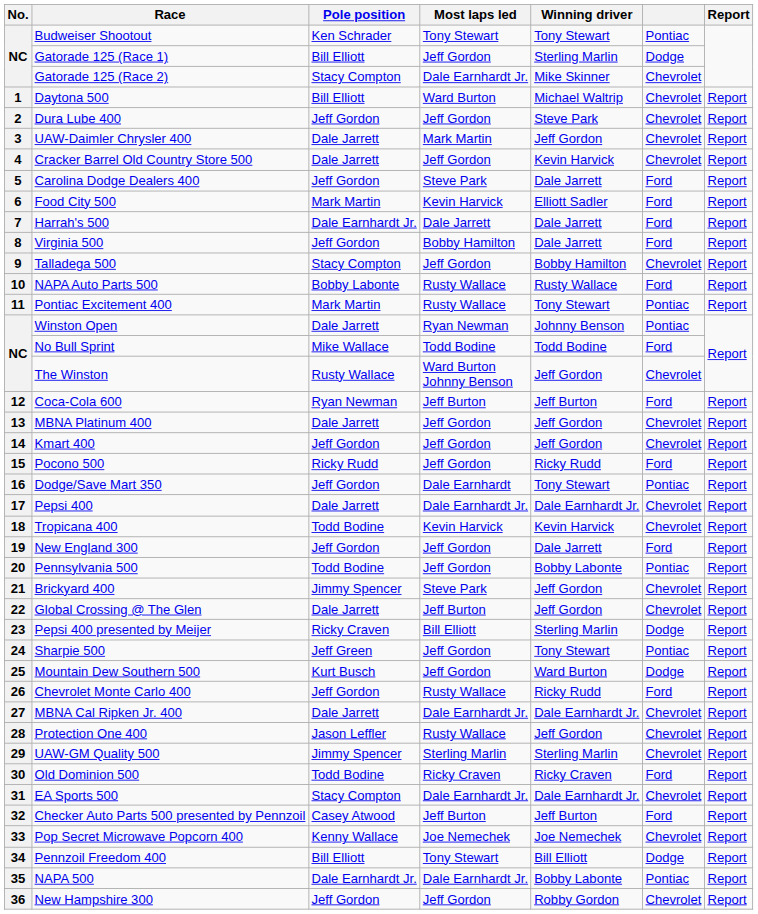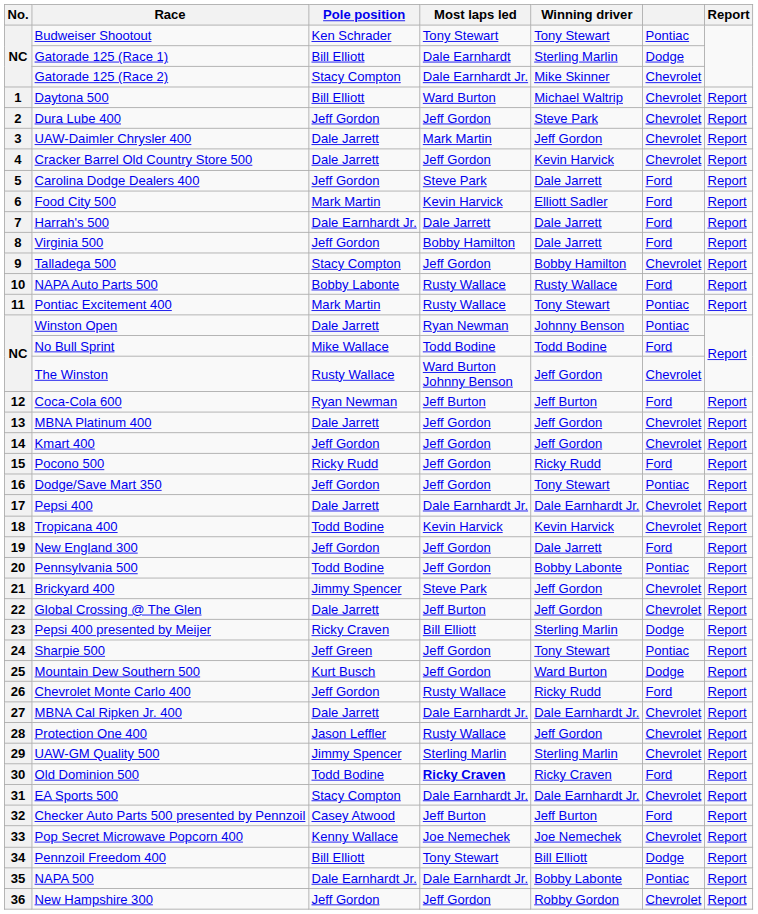(457, 56) Jeff Gordon -> (467, 56) Dale Earnhardt
(467, 485) Dale Earnhardt -> (457, 485) Jeff Gordon
(462, 775) normal -> (464, 775) bold
